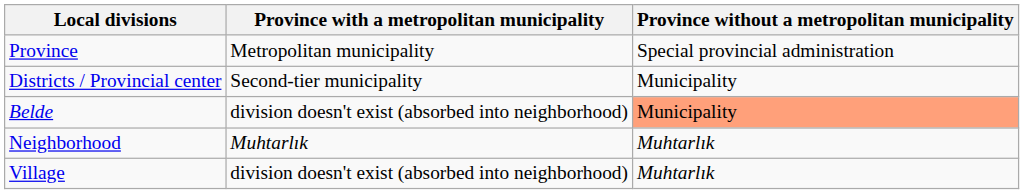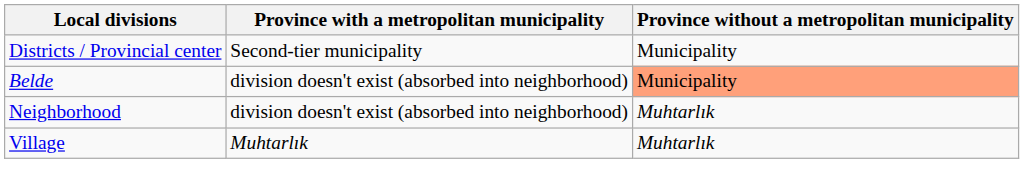- row: (43, 50)
(269, 142) Muhtarlık -> (429, 111) division doesn't exist (absorbed into neighborhood)
(429, 173) division doesn't exist (absorbed into neighborhood) -> (269, 142) Muhtarlık
